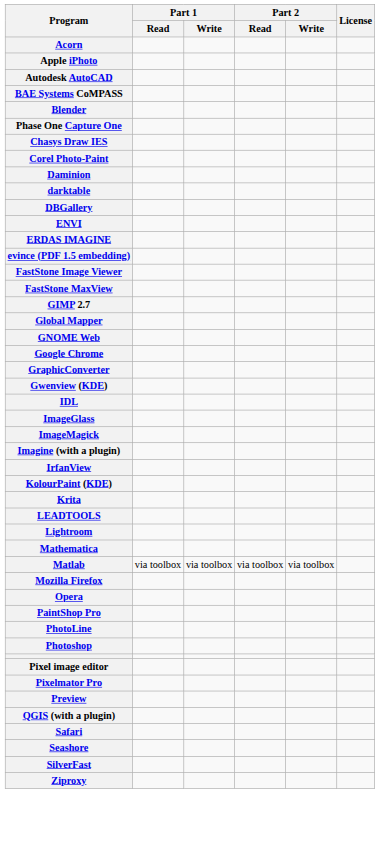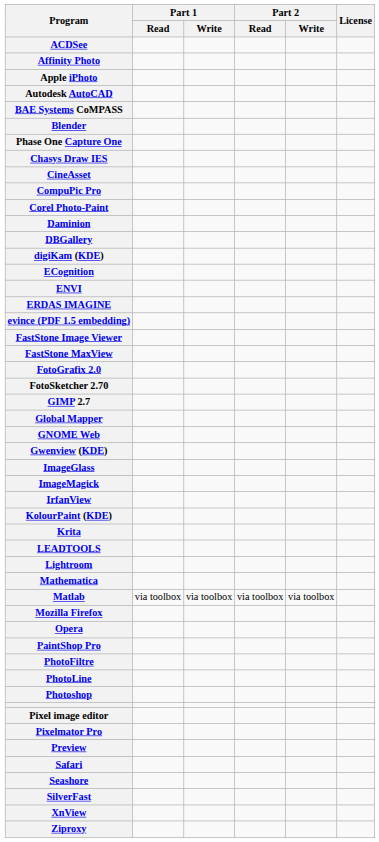+ row: (69, 45)
- row: (69, 45)
+ row: (69, 61)
+ row: (69, 175)
+ row: (69, 191)
- row: (69, 191)
+ row: (69, 256)
+ row: (69, 272)
+ row: (69, 369)
+ row: (69, 386)
- row: (69, 353)
- row: (69, 369)
- row: (69, 402)
- row: (69, 451)
+ row: (69, 662)
- row: (69, 715)
+ row: (69, 813)
